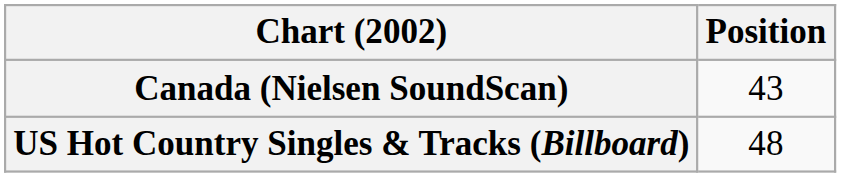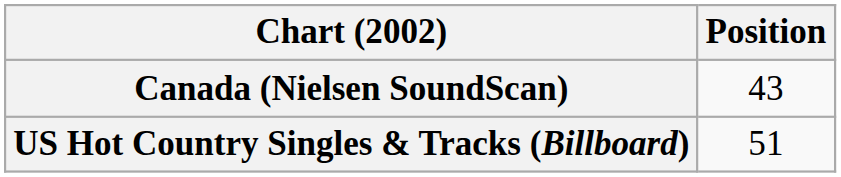(766, 143) 48 -> (766, 143) 51
